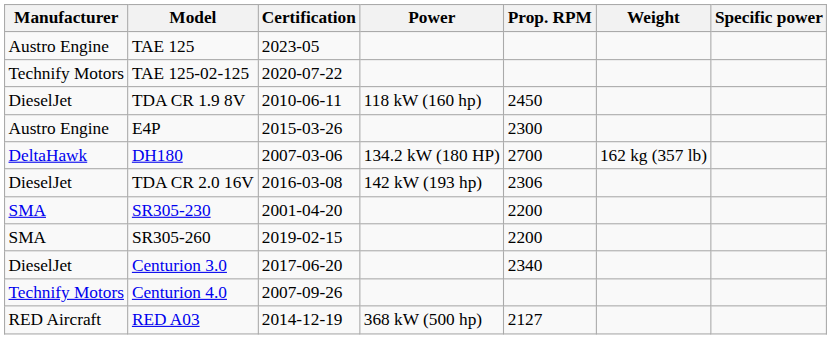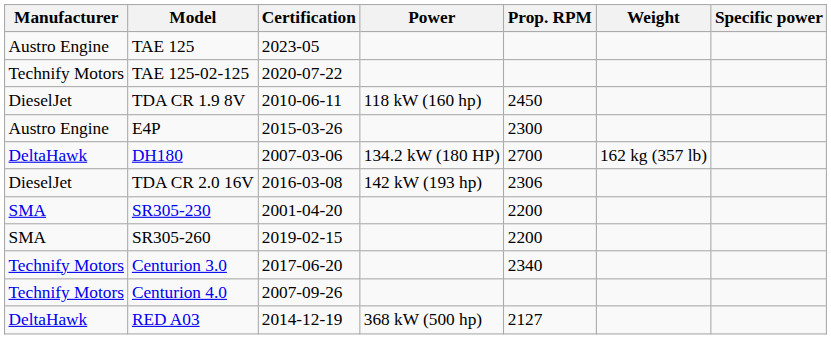(40, 264) DieselJet -> (66, 264) Technify Motors
(55, 319) RED Aircraft -> (48, 319) DeltaHawk
